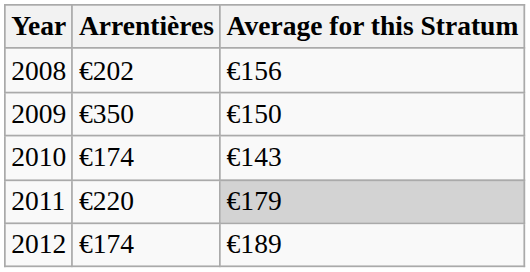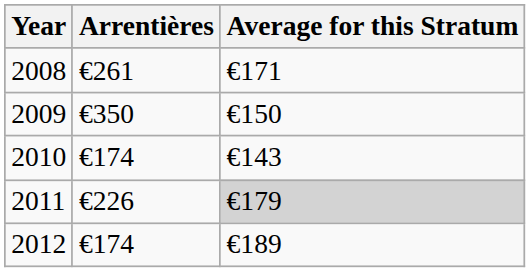(106, 69) €202 -> (106, 69) €261
(254, 69) €156 -> (254, 69) €171
(106, 200) €220 -> (106, 200) €226
